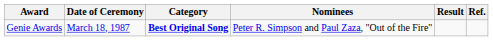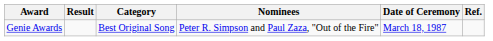columns swapped: (105, 12) <-> (450, 12)
(188, 28) bold -> (136, 28) normal
